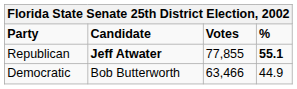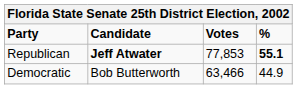(225, 53) 77,855 -> (225, 53) 77,853
